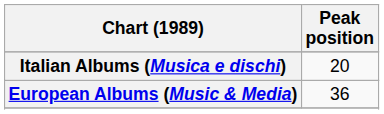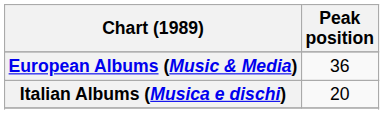rows swapped: (153, 94) <-> (153, 66)
